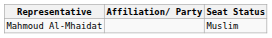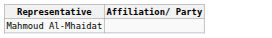- column: (236, 12)
